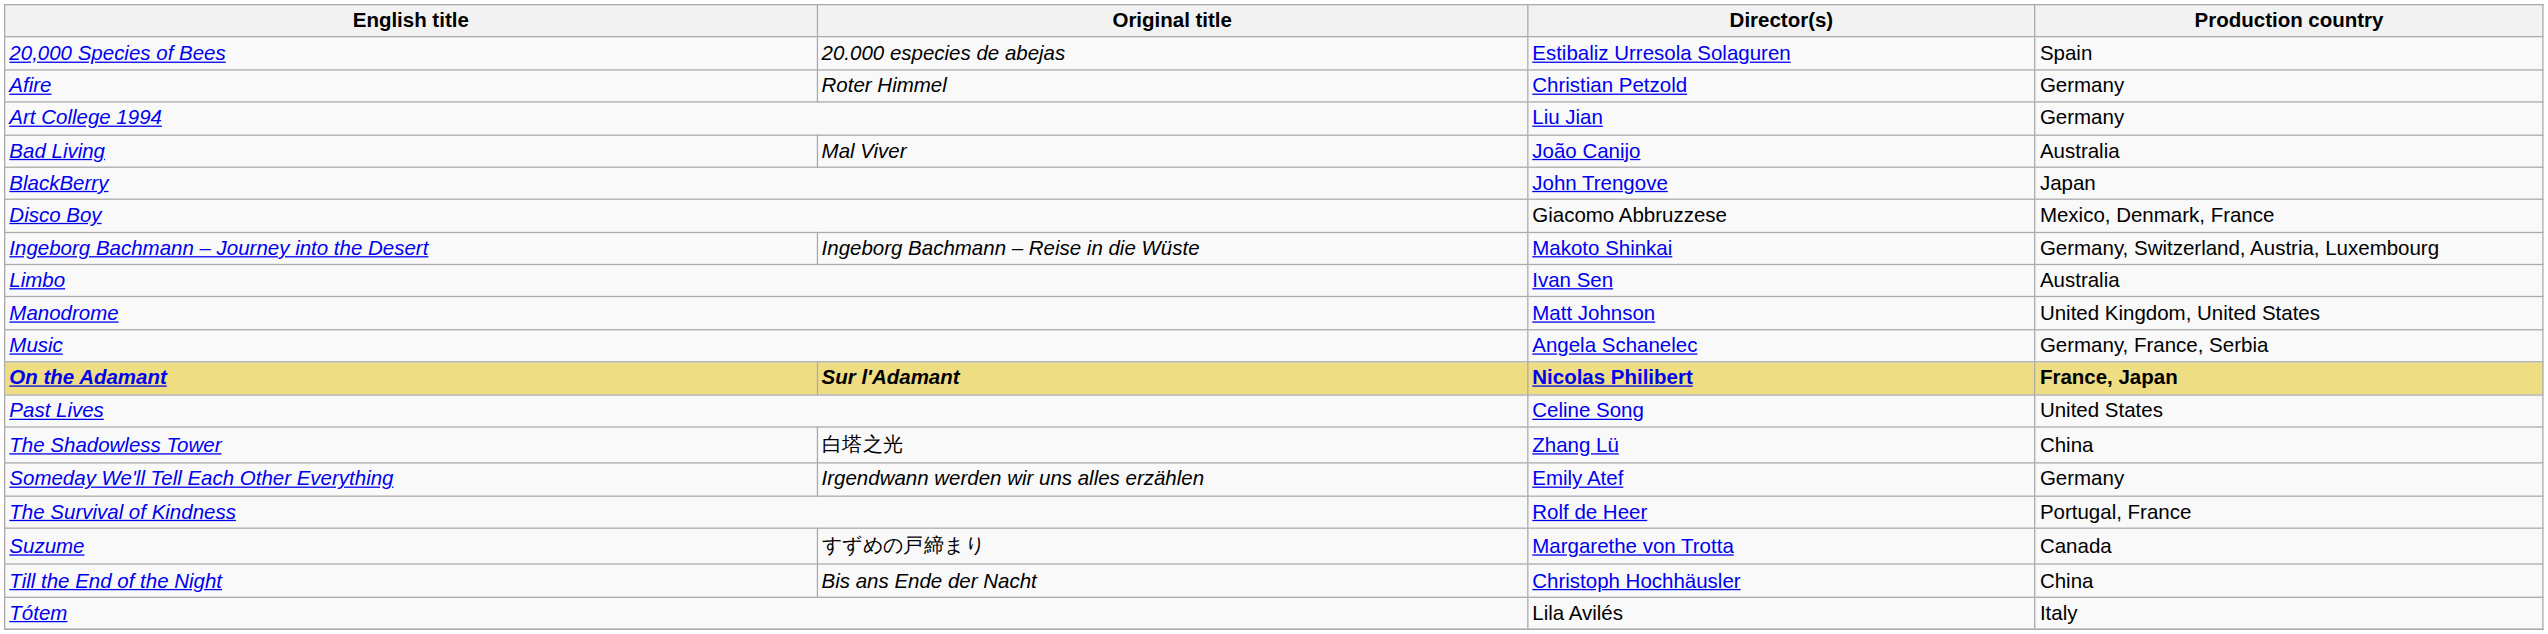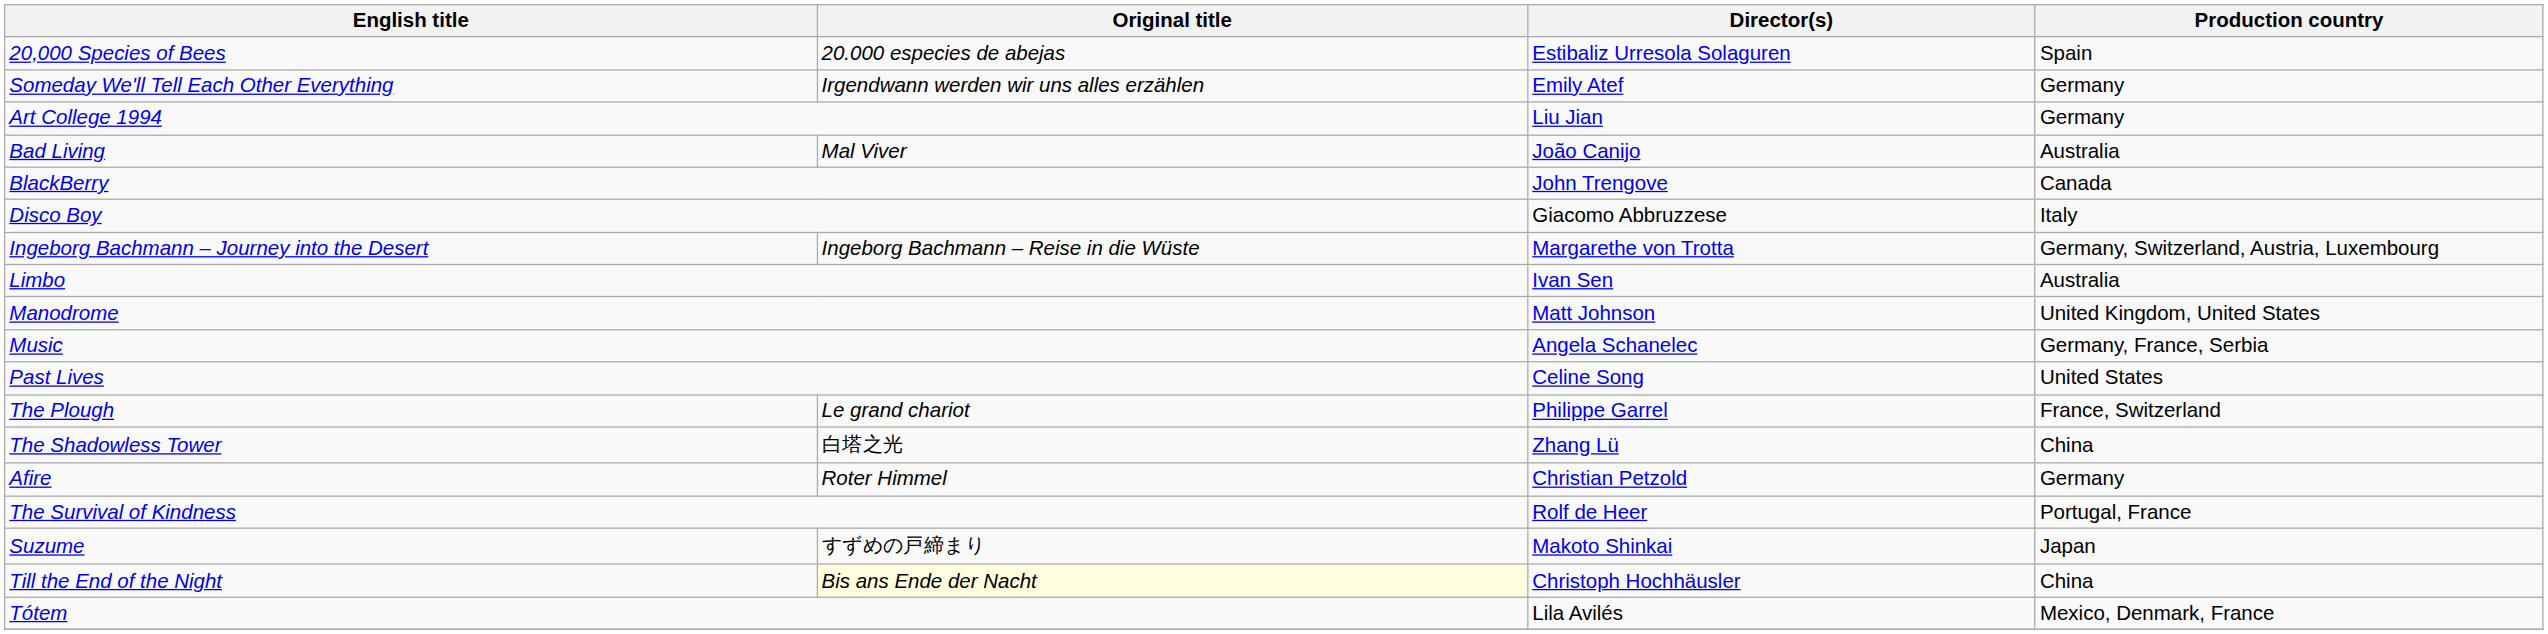rows swapped: (30, 85) <-> (201, 479)
(2068, 183) Japan -> (2076, 183) Canada
(2157, 215) Mexico, Denmark, France -> (2059, 215) Italy
(1602, 248) Makoto Shinkai -> (1633, 248) Margarethe von Trotta
- row: (88, 378)
+ row: (62, 410)
(1633, 546) Margarethe von Trotta -> (1602, 546) Makoto Shinkai
(2076, 546) Canada -> (2068, 546) Japan
(929, 580) no background -> (929, 580) lightyellow background
(2059, 613) Italy -> (2157, 613) Mexico, Denmark, France
